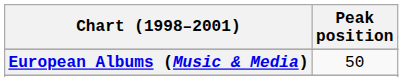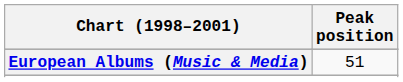(355, 63) 50 -> (355, 63) 51
